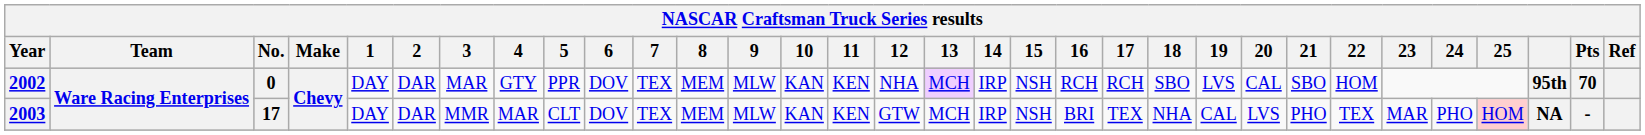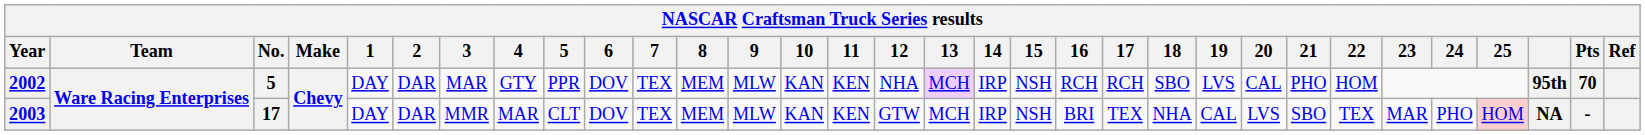(271, 82) 0 -> (271, 82) 5
(1309, 82) SBO -> (1309, 82) PHO
(1309, 114) PHO -> (1309, 114) SBO
